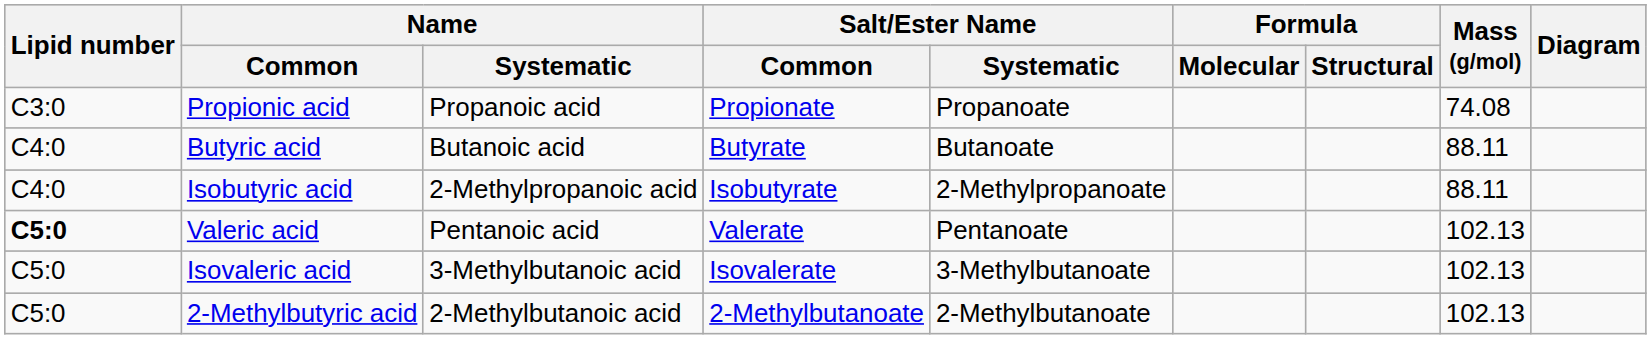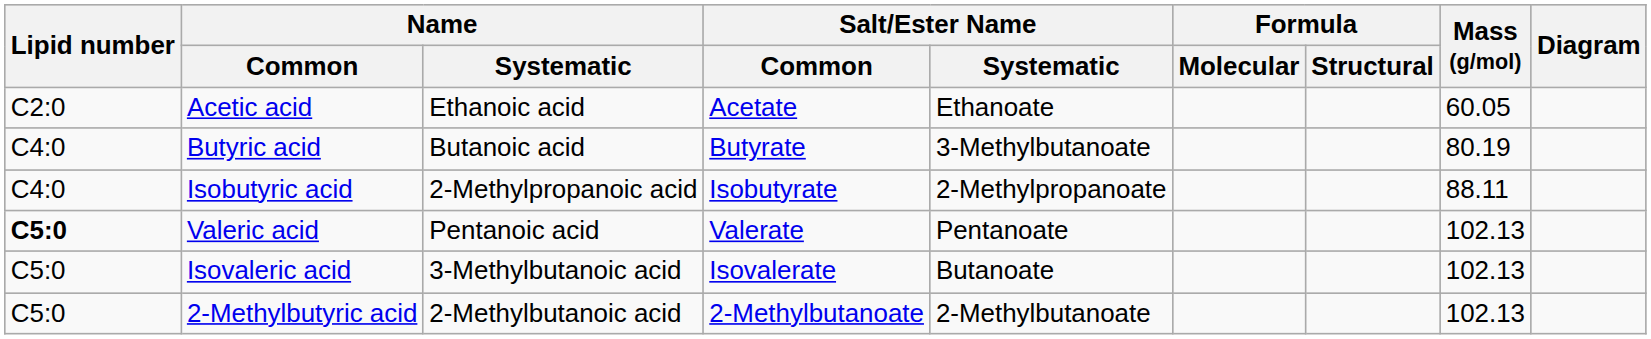+ row: (250, 107)
- row: (268, 107)
(995, 148) Butanoate -> (1043, 148) 3-Methylbutanoate
(1477, 148) 88.11 -> (1478, 148) 80.19
(1043, 271) 3-Methylbutanoate -> (995, 271) Butanoate
